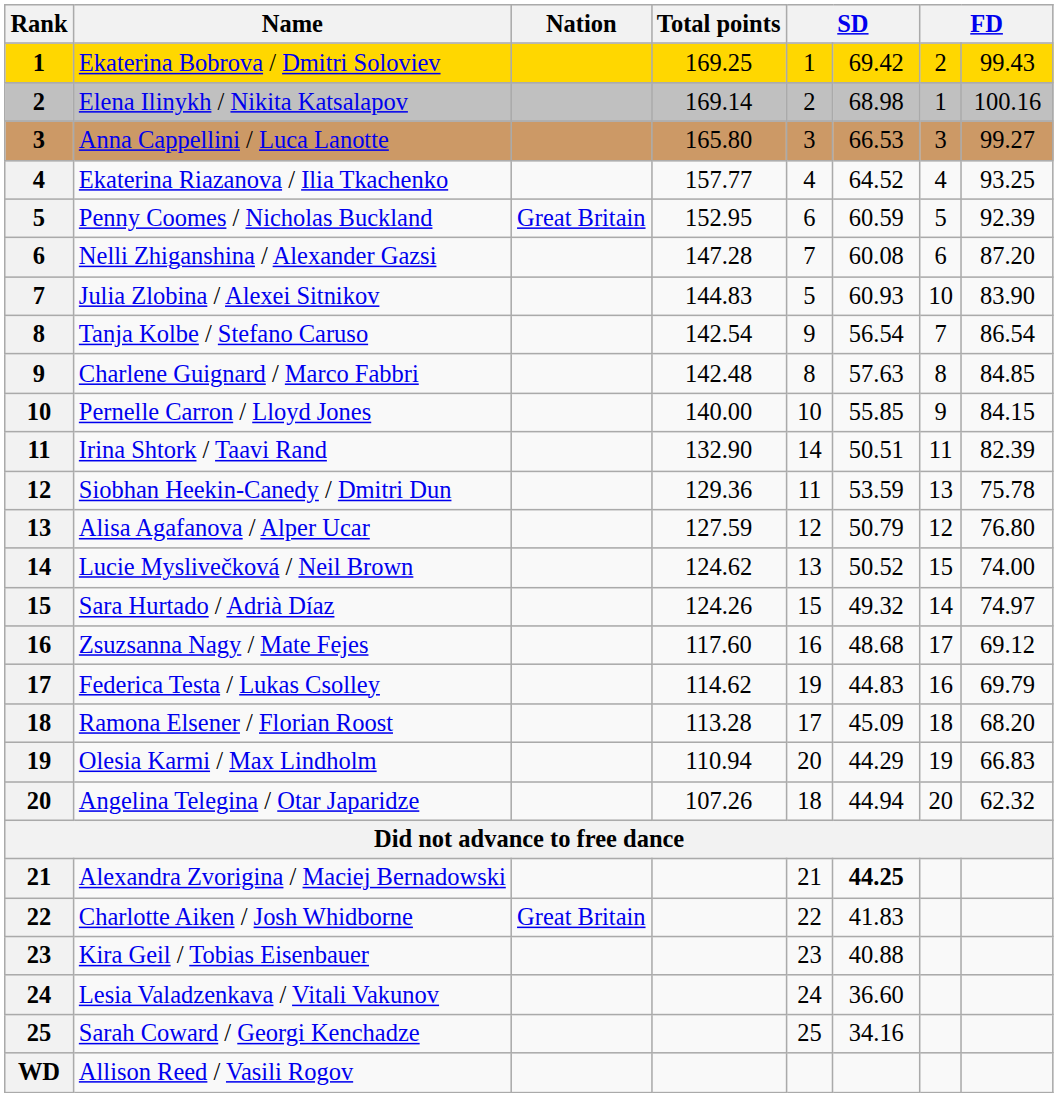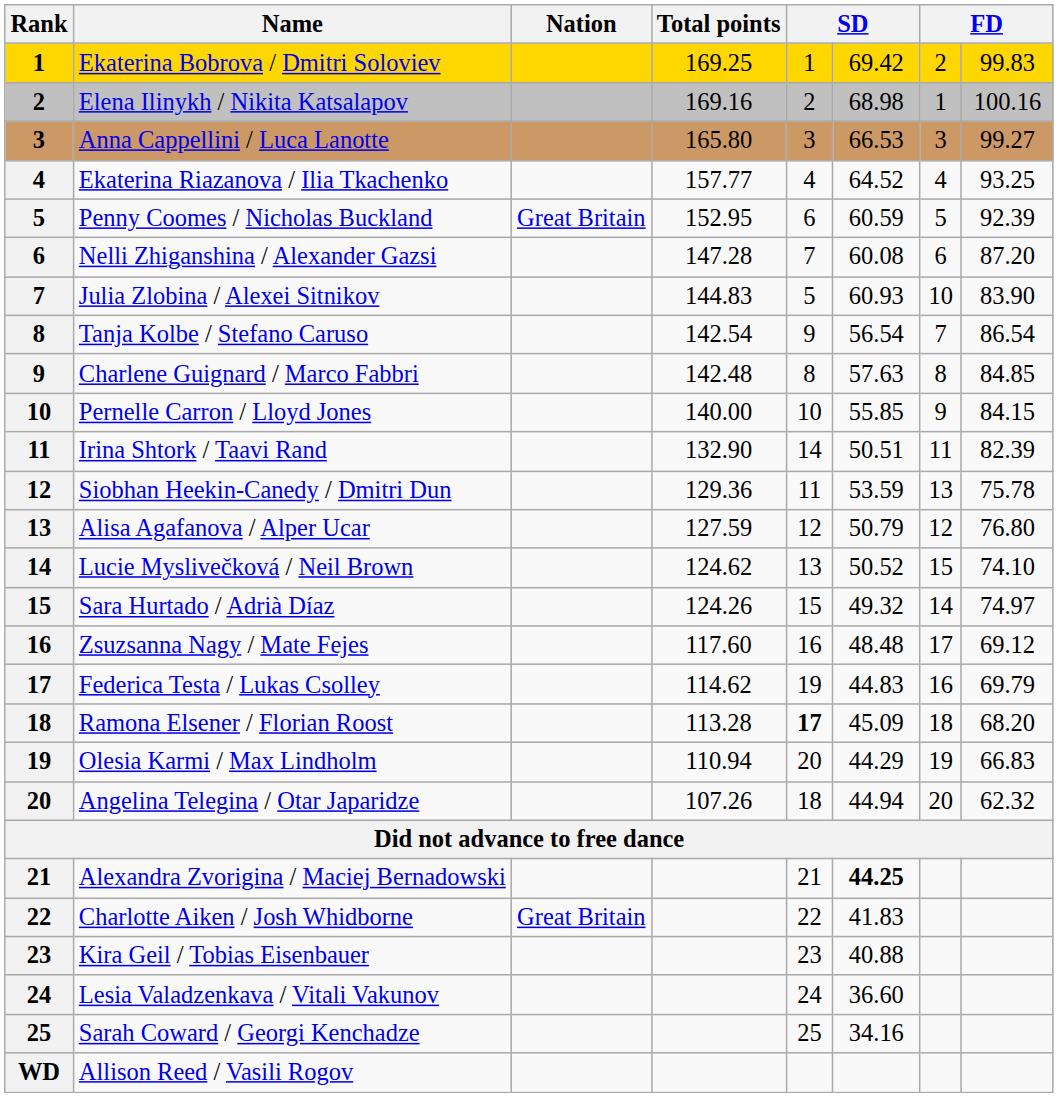(1007, 62) 99.43 -> (1007, 62) 99.83
(719, 101) 169.14 -> (719, 101) 169.16
(1007, 567) 74.00 -> (1007, 567) 74.10
(876, 645) 48.68 -> (876, 645) 48.48
(809, 722) normal -> (809, 722) bold
